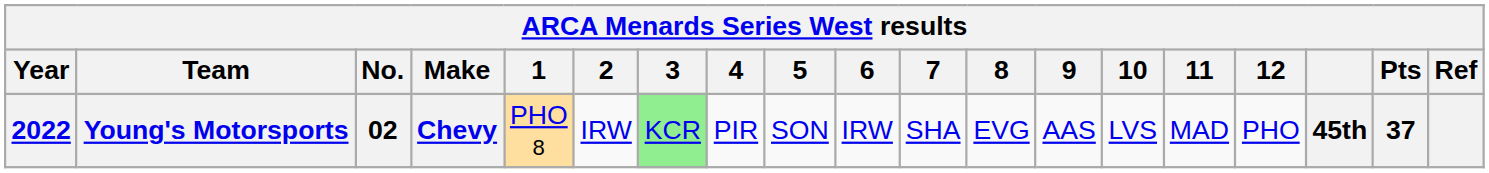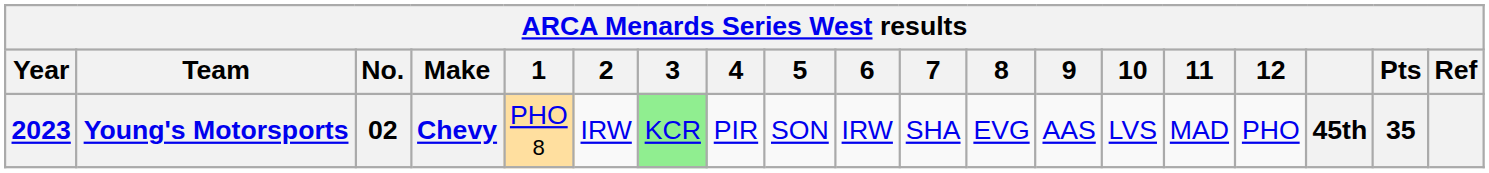(41, 130) 2022 -> (41, 130) 2023
(1401, 130) 37 -> (1401, 130) 35
